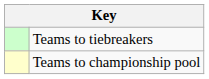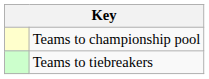rows swapped: (117, 62) <-> (93, 39)
